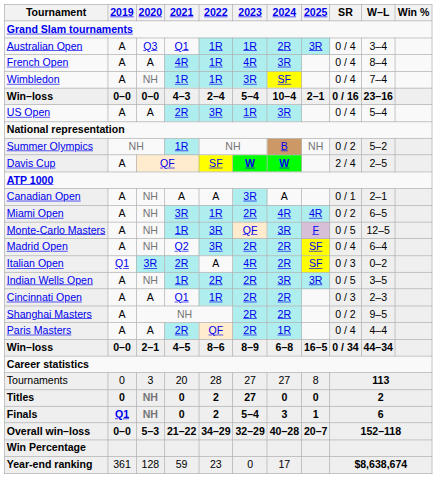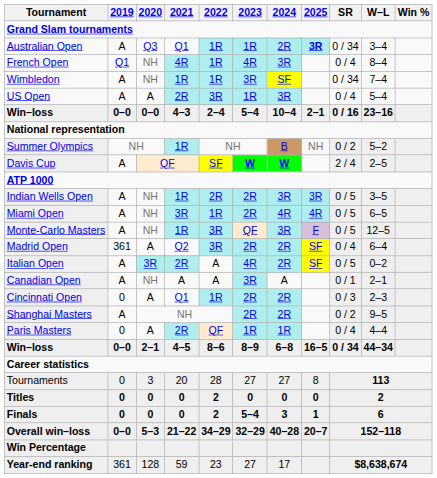(316, 46) normal -> (316, 46) bold
(345, 46) 0 / 4 -> (345, 46) 0 / 34
(122, 63) A -> (122, 63) Q1
(150, 63) A -> (150, 63) NH
(345, 79) 0 / 4 -> (345, 79) 0 / 34
rows swapped: (28, 113) <-> (30, 96)
rows swapped: (50, 280) <-> (44, 197)
(345, 213) 0 / 2 -> (345, 213) 0 / 5
(122, 247) A -> (122, 247) 361
(150, 247) NH -> (150, 247) A
(122, 264) Q1 -> (122, 264) A
(345, 264) 0 / 3 -> (345, 264) 0 / 5
(122, 297) A -> (122, 297) 0
(122, 331) A -> (122, 331) 0
(250, 331) 2R -> (250, 331) 1R
(150, 398) NH -> (150, 398) 0
(250, 398) 27 -> (250, 398) 0
(122, 414) Q1 -> (122, 414) 0
(150, 414) NH -> (150, 414) 0
(250, 465) 0 -> (250, 465) 27
